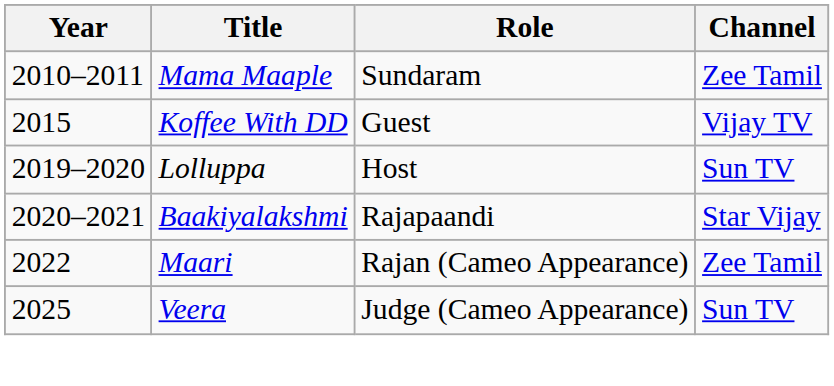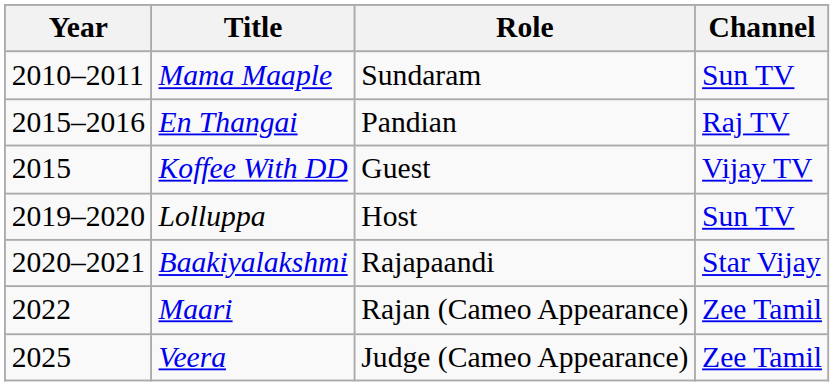(762, 74) Zee Tamil -> (748, 74) Sun TV
+ row: (228, 121)
(748, 309) Sun TV -> (762, 356) Zee Tamil
